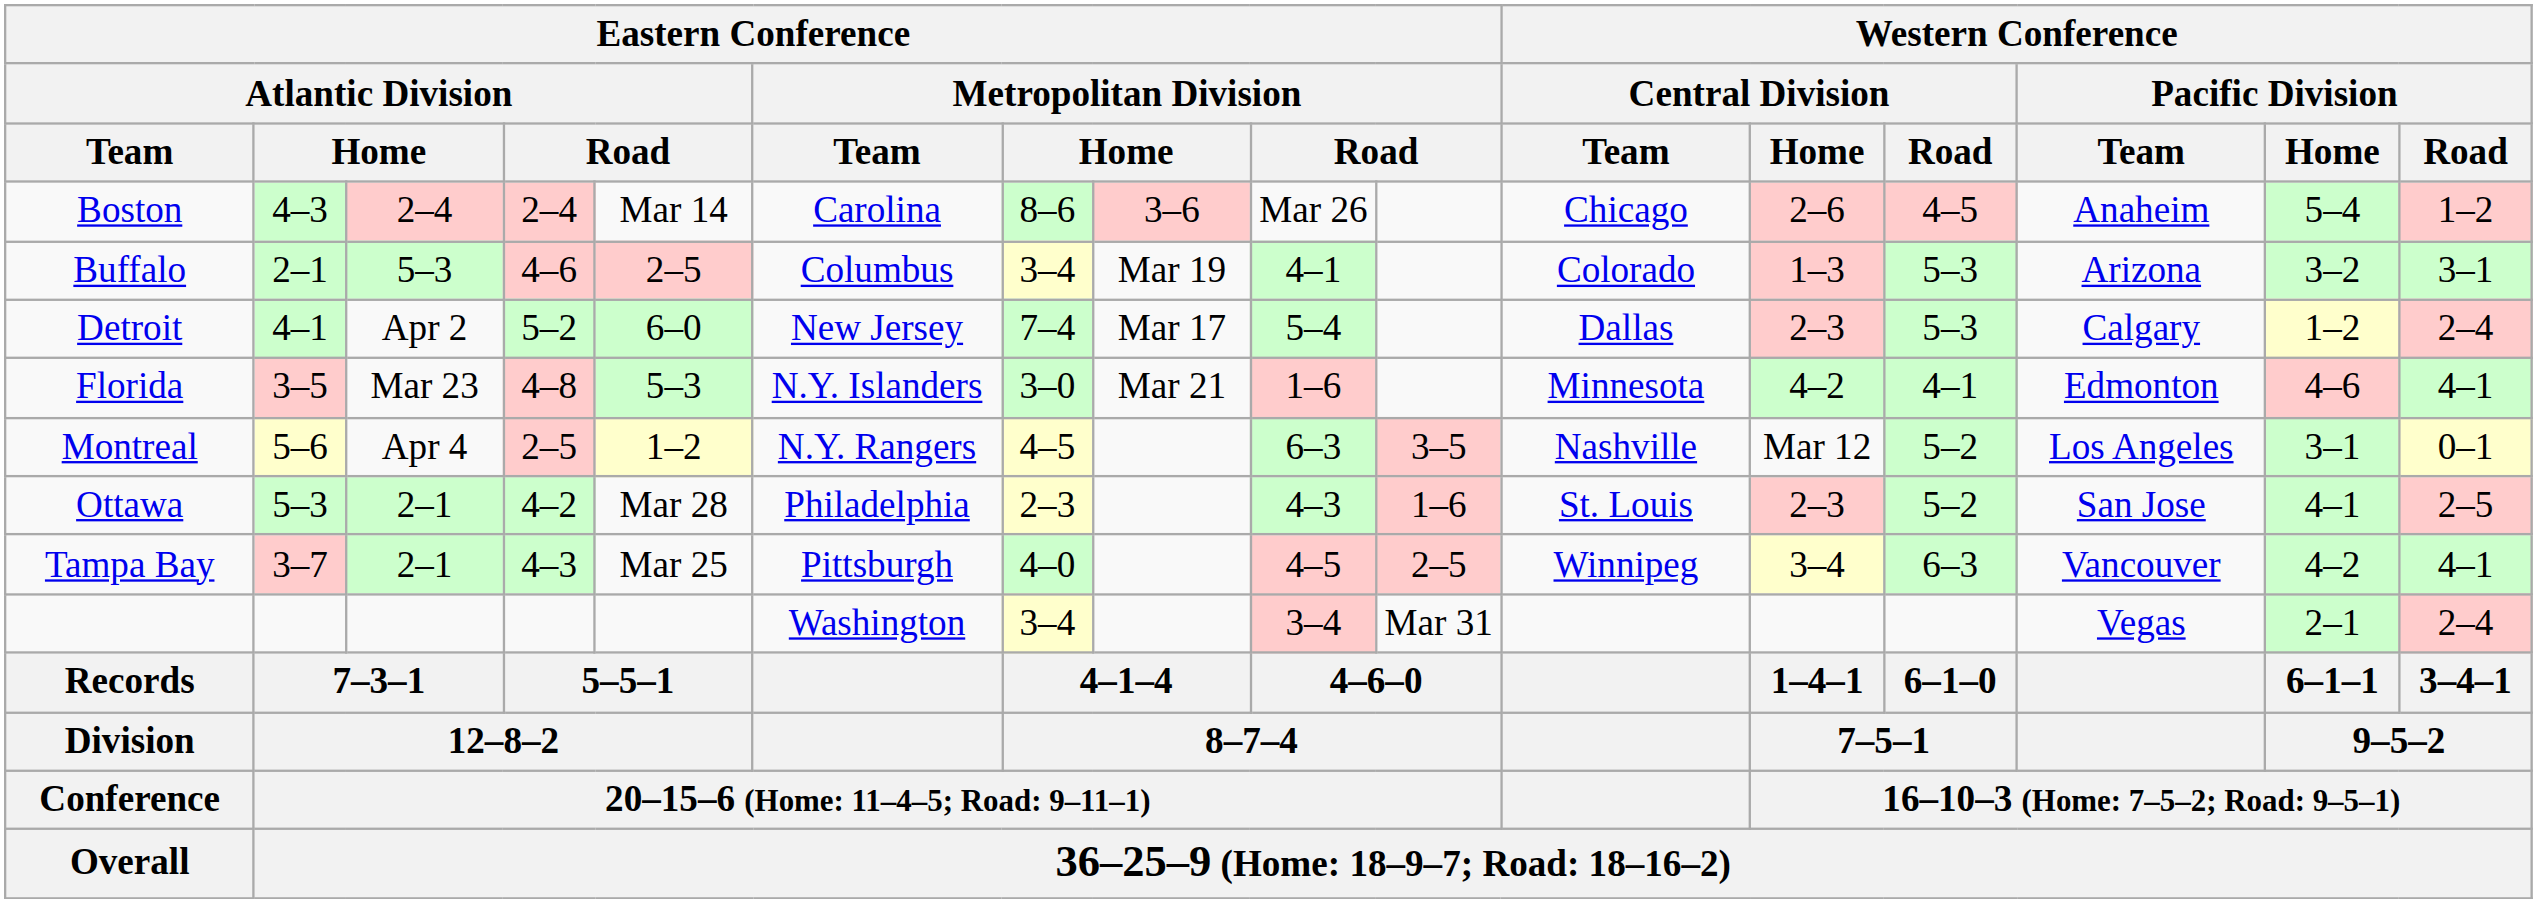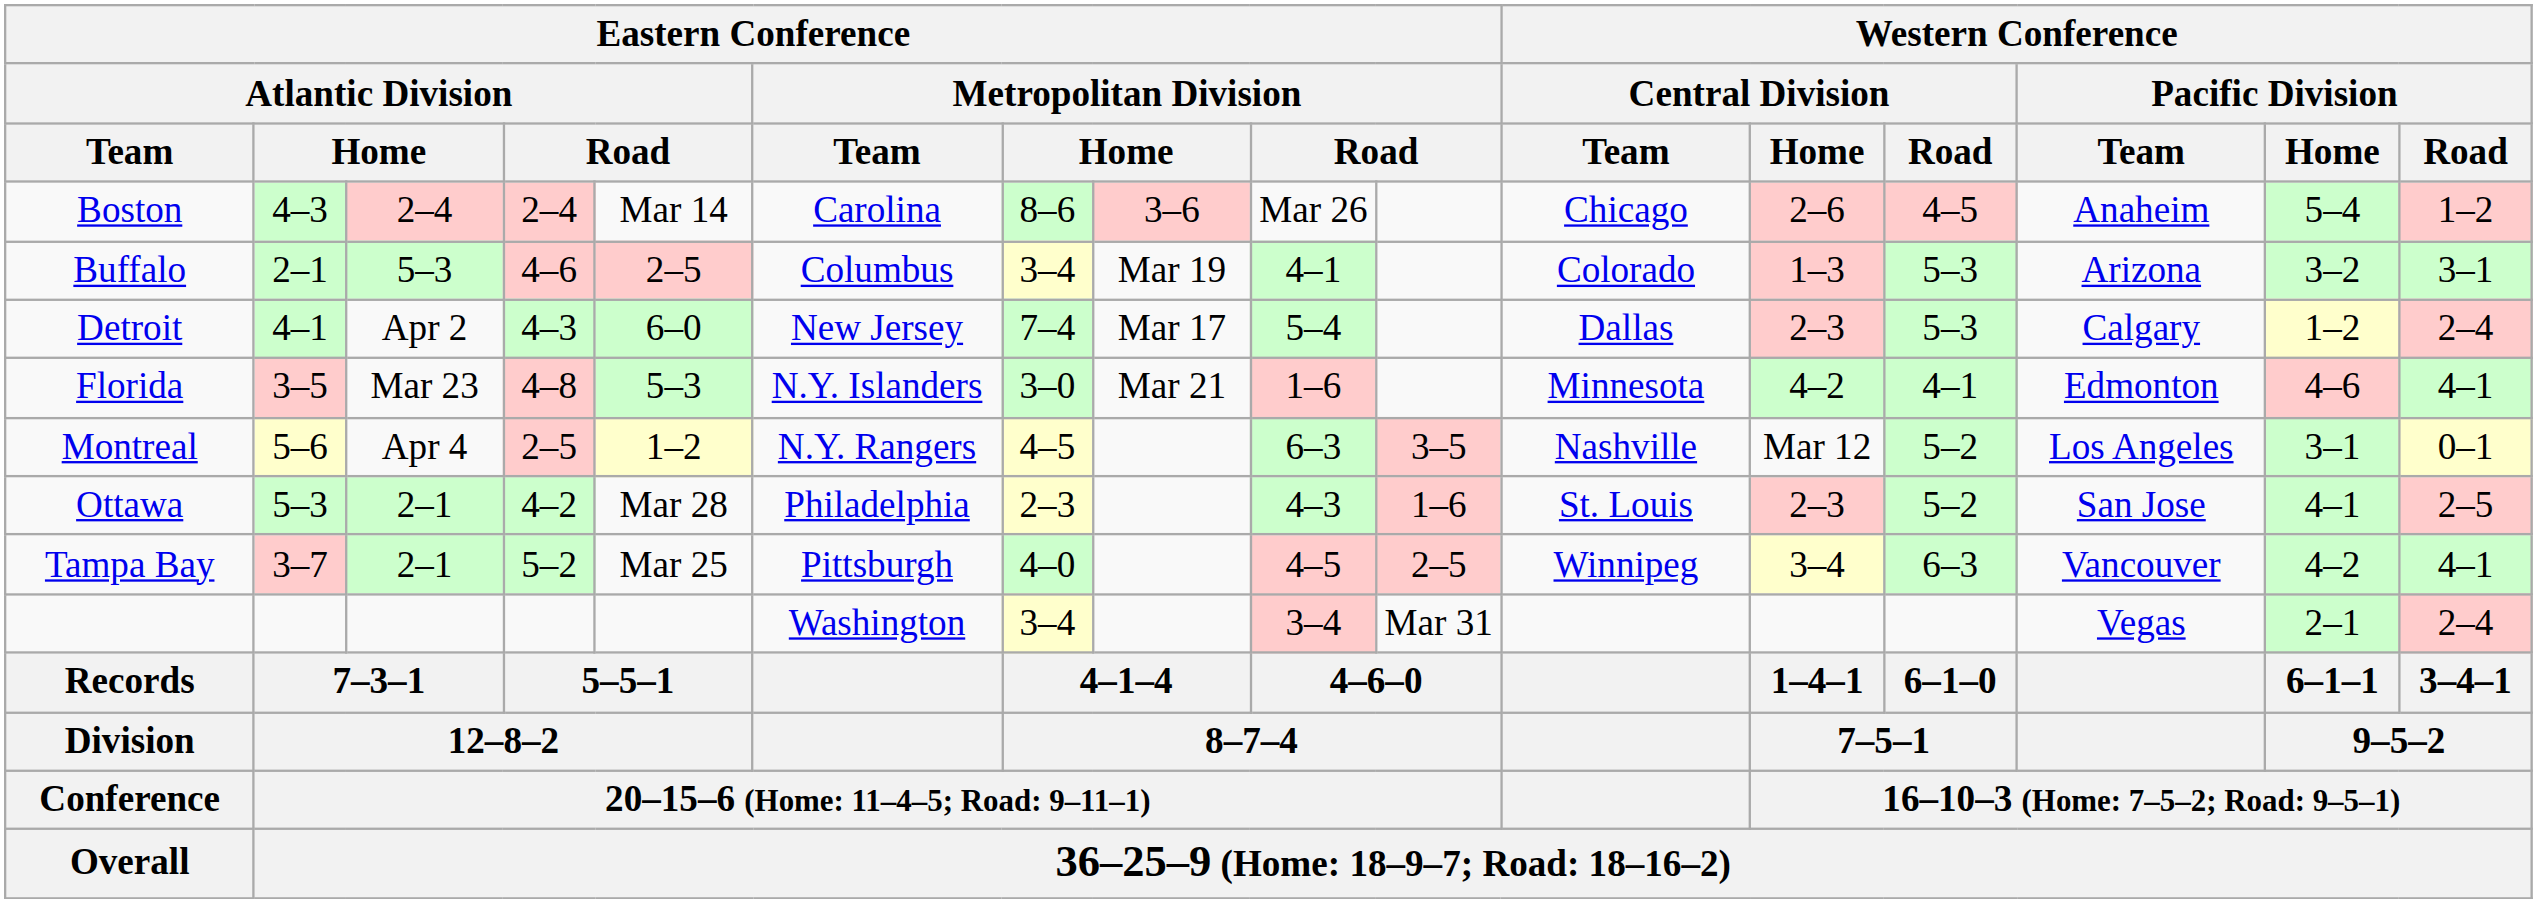(549, 328) 5–2 -> (549, 328) 4–3
(549, 563) 4–3 -> (549, 563) 5–2
